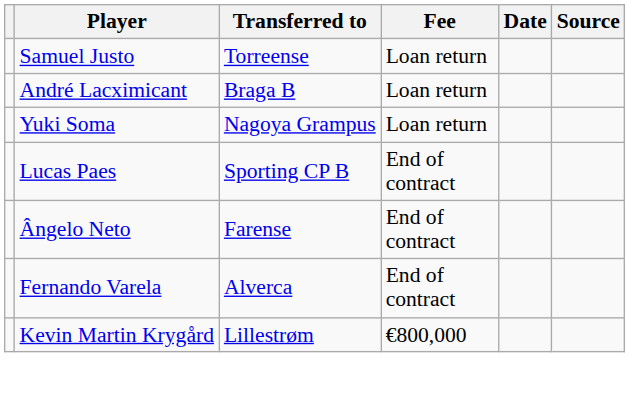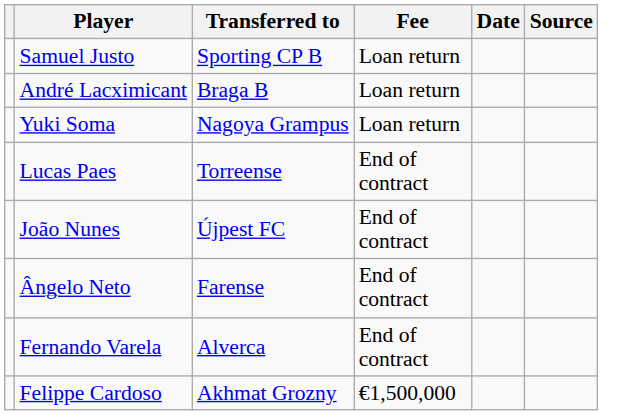(266, 55) Torreense -> (260, 55) Sporting CP B
(287, 170) Sporting CP B -> (239, 170) Torreense
+ row: (70, 229)
- row: (117, 334)
+ row: (91, 392)
